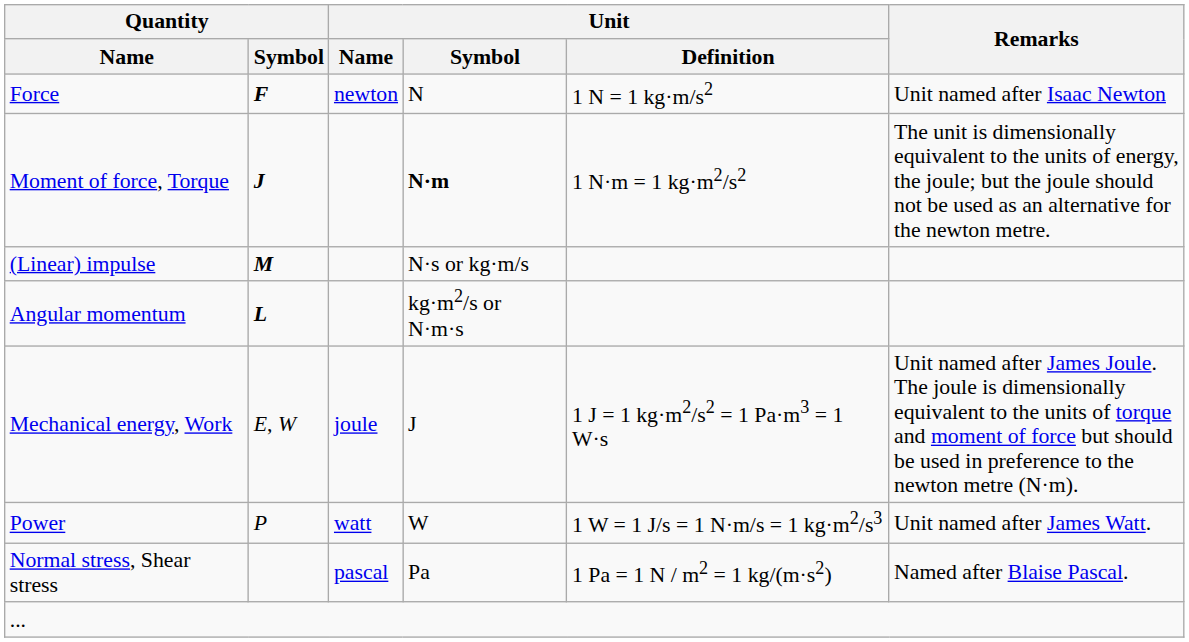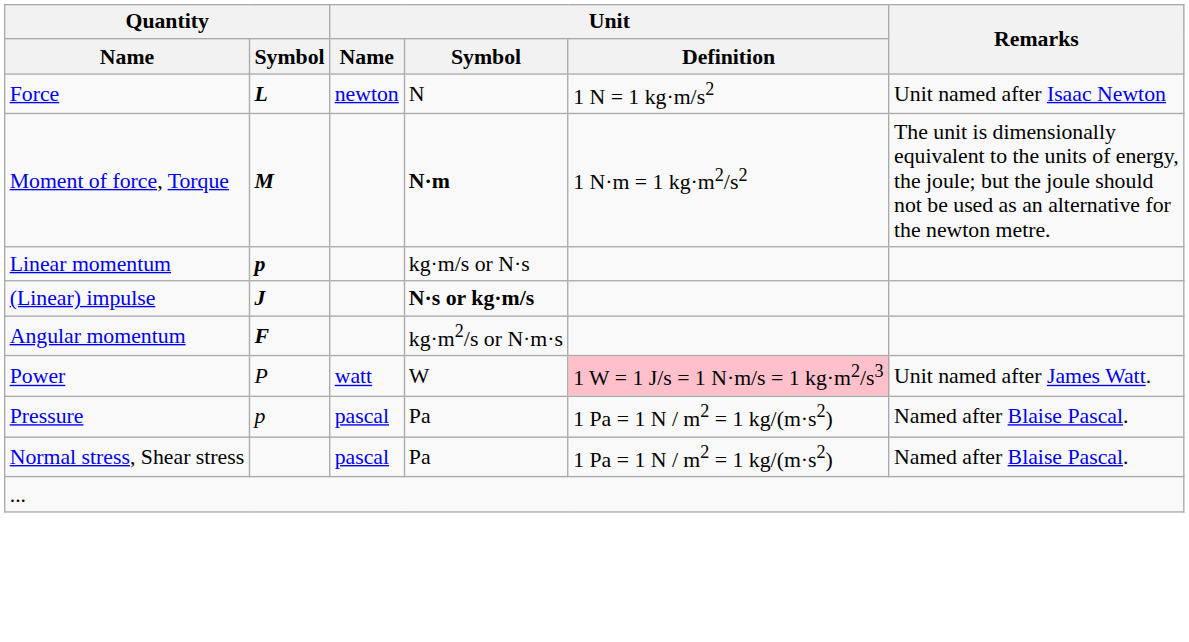(261, 93) F -> (261, 93) L
(259, 180) J -> (264, 180) M
+ row: (90, 263)
(263, 263) M -> (260, 298) J
(469, 263) normal -> (472, 298) bold
(260, 313) L -> (262, 335) F
- row: (121, 424)
(727, 522) no background -> (728, 375) pink background
+ row: (47, 416)
